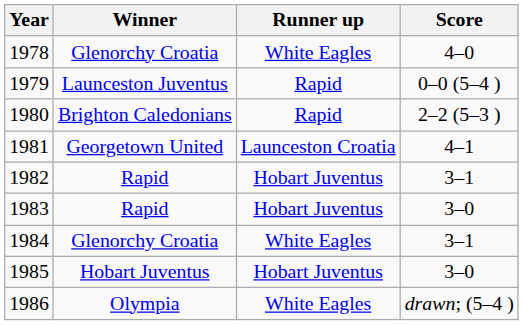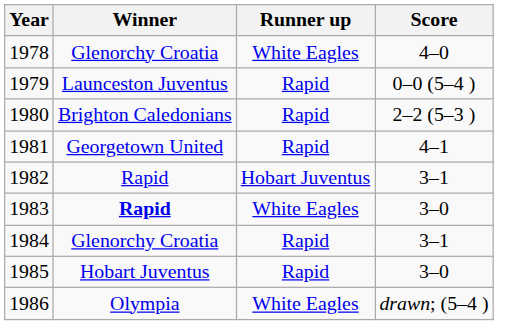(318, 146) Launceston Croatia -> (305, 146) Rapid
(145, 209) normal -> (145, 209) bold
(318, 209) Hobart Juventus -> (305, 209) White Eagles
(318, 240) White Eagles -> (305, 240) Rapid
(318, 271) Hobart Juventus -> (305, 271) Rapid
